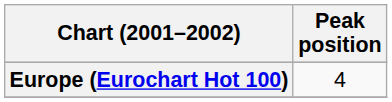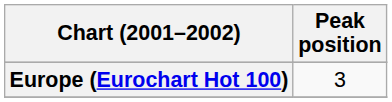(340, 79) 4 -> (340, 79) 3
